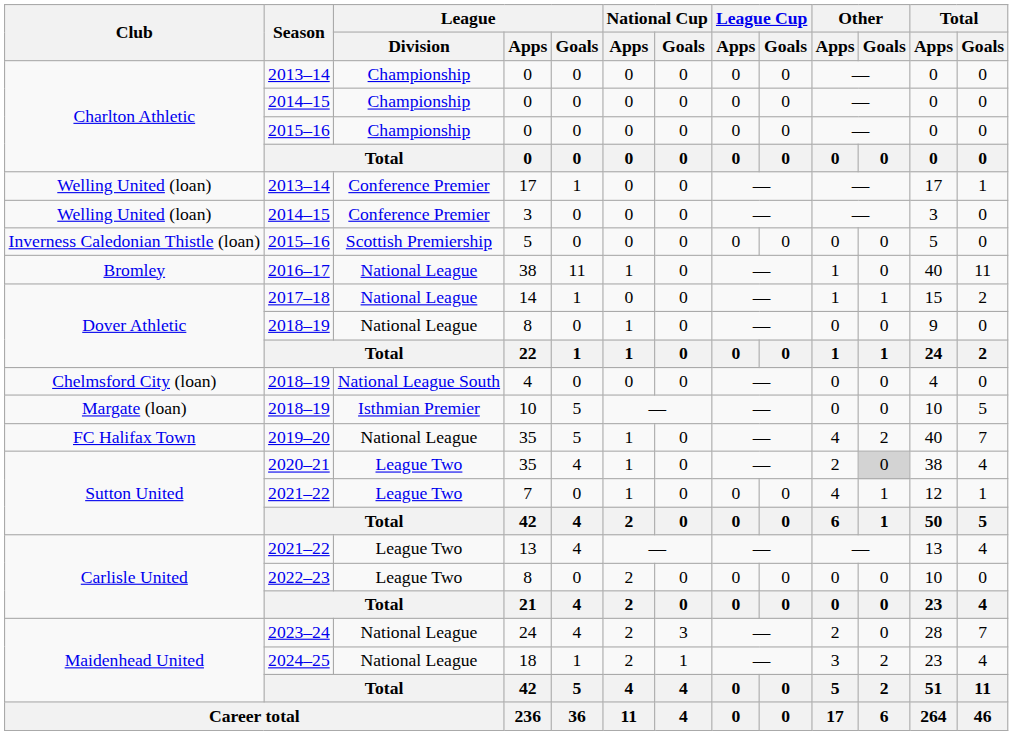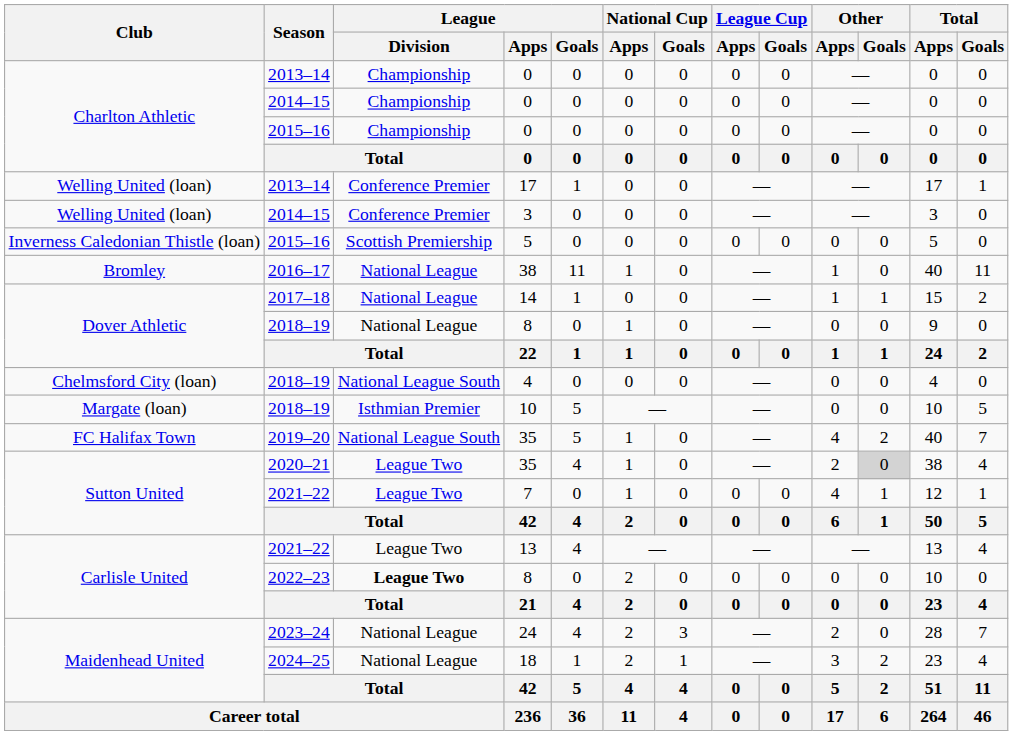(419, 437) National League -> (419, 437) National League South
(419, 576) normal -> (419, 576) bold
